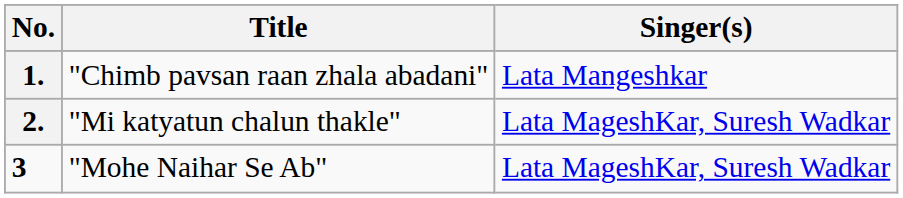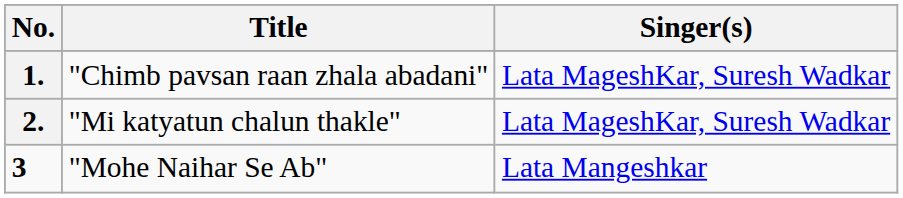(604, 74) Lata Mangeshkar -> (696, 74) Lata MageshKar, Suresh Wadkar
(696, 167) Lata MageshKar, Suresh Wadkar -> (604, 167) Lata Mangeshkar
